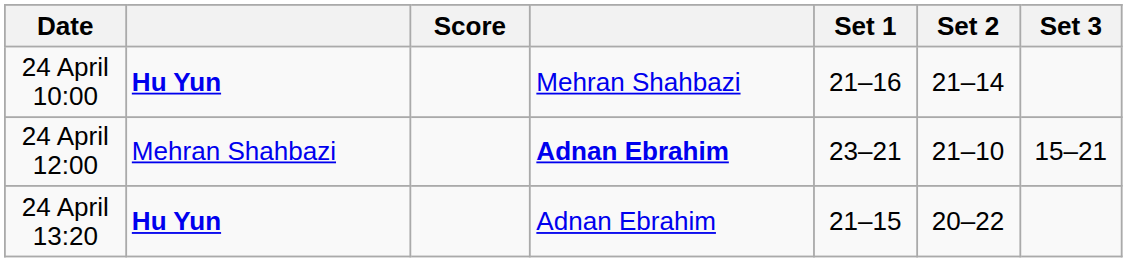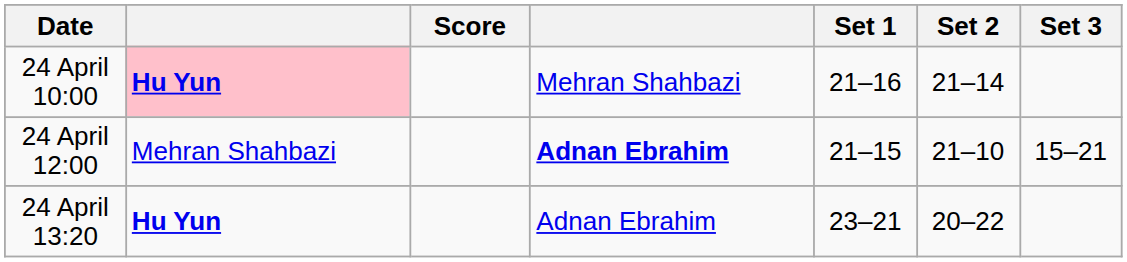(176, 82) no background -> (176, 82) pink background
(865, 152) 23–21 -> (865, 152) 21–15
(865, 222) 21–15 -> (865, 222) 23–21
